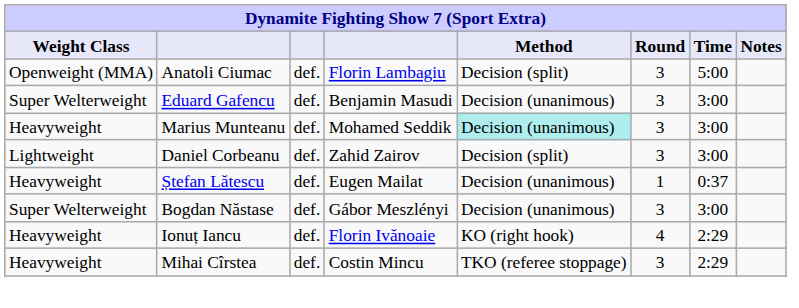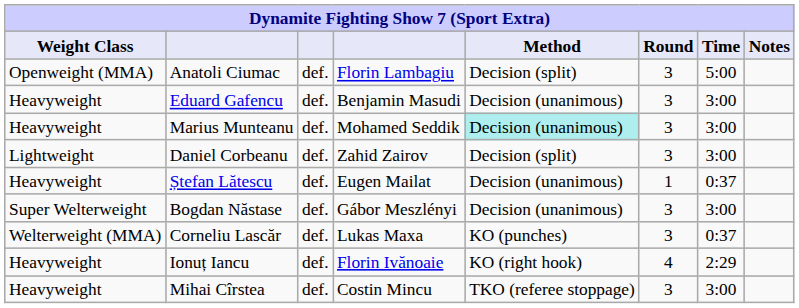(78, 100) Super Welterweight -> (55, 100) Heavyweight
+ row: (225, 235)
(713, 262) 2:29 -> (721, 289) 3:00
